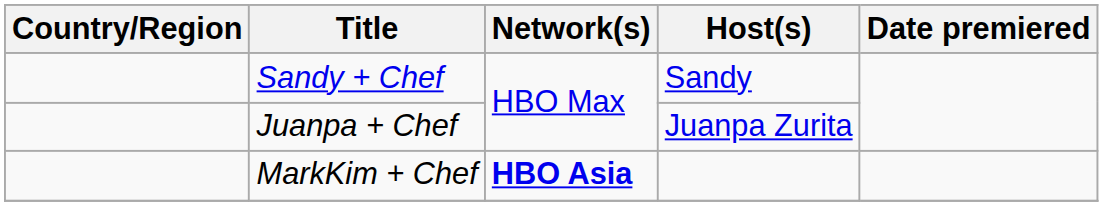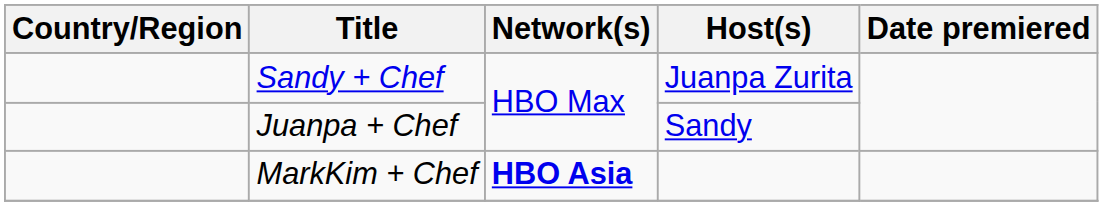(708, 77) Sandy -> (759, 77) Juanpa Zurita
(759, 126) Juanpa Zurita -> (708, 126) Sandy
